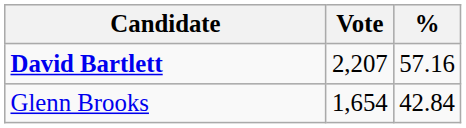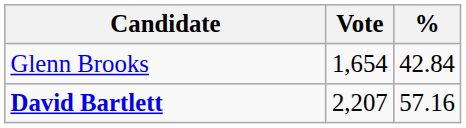rows swapped: (87, 63) <-> (80, 102)
